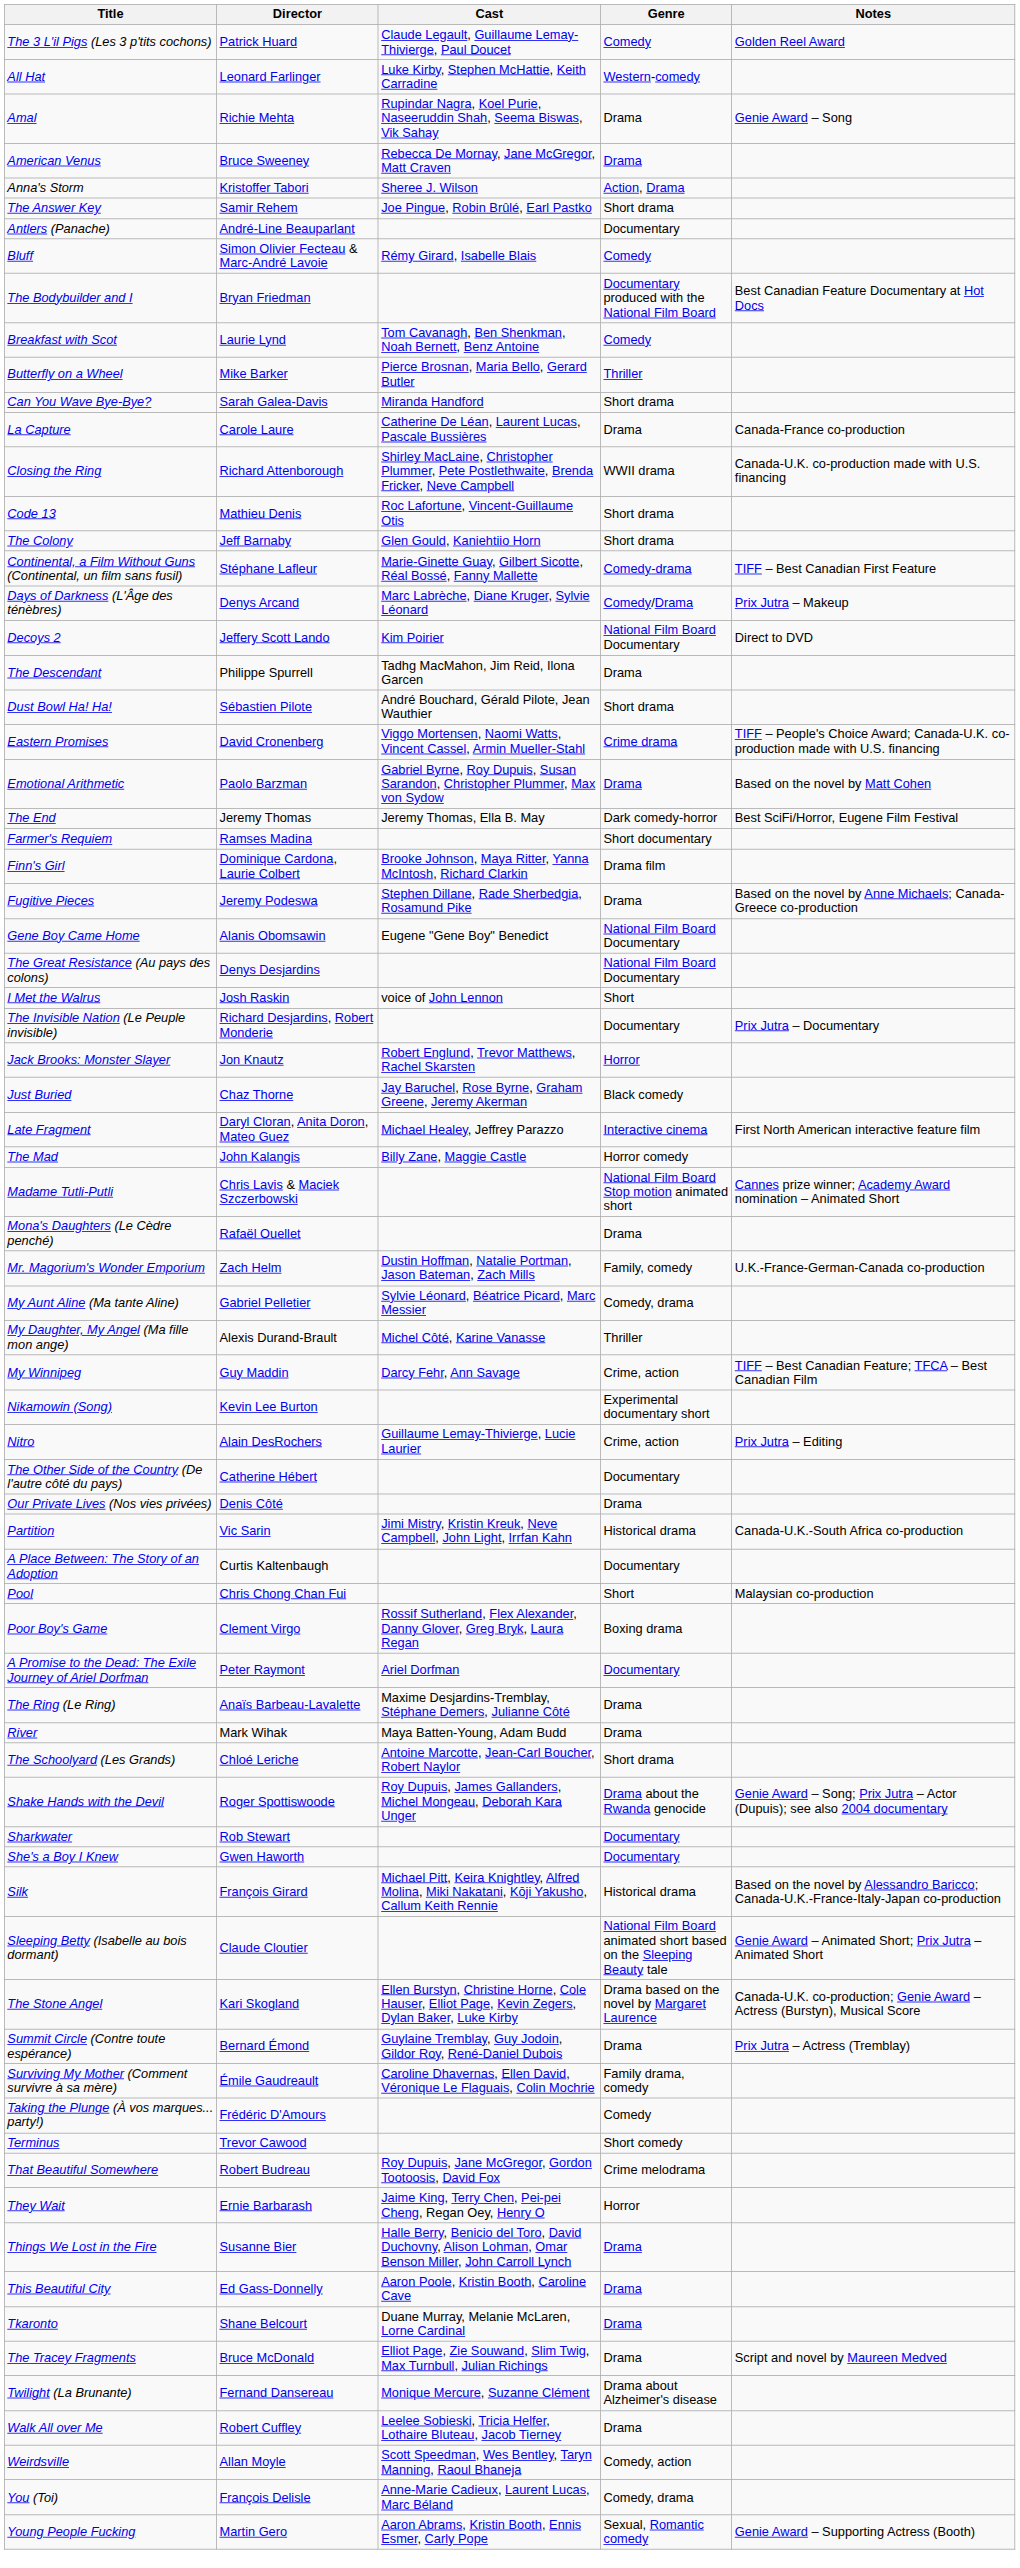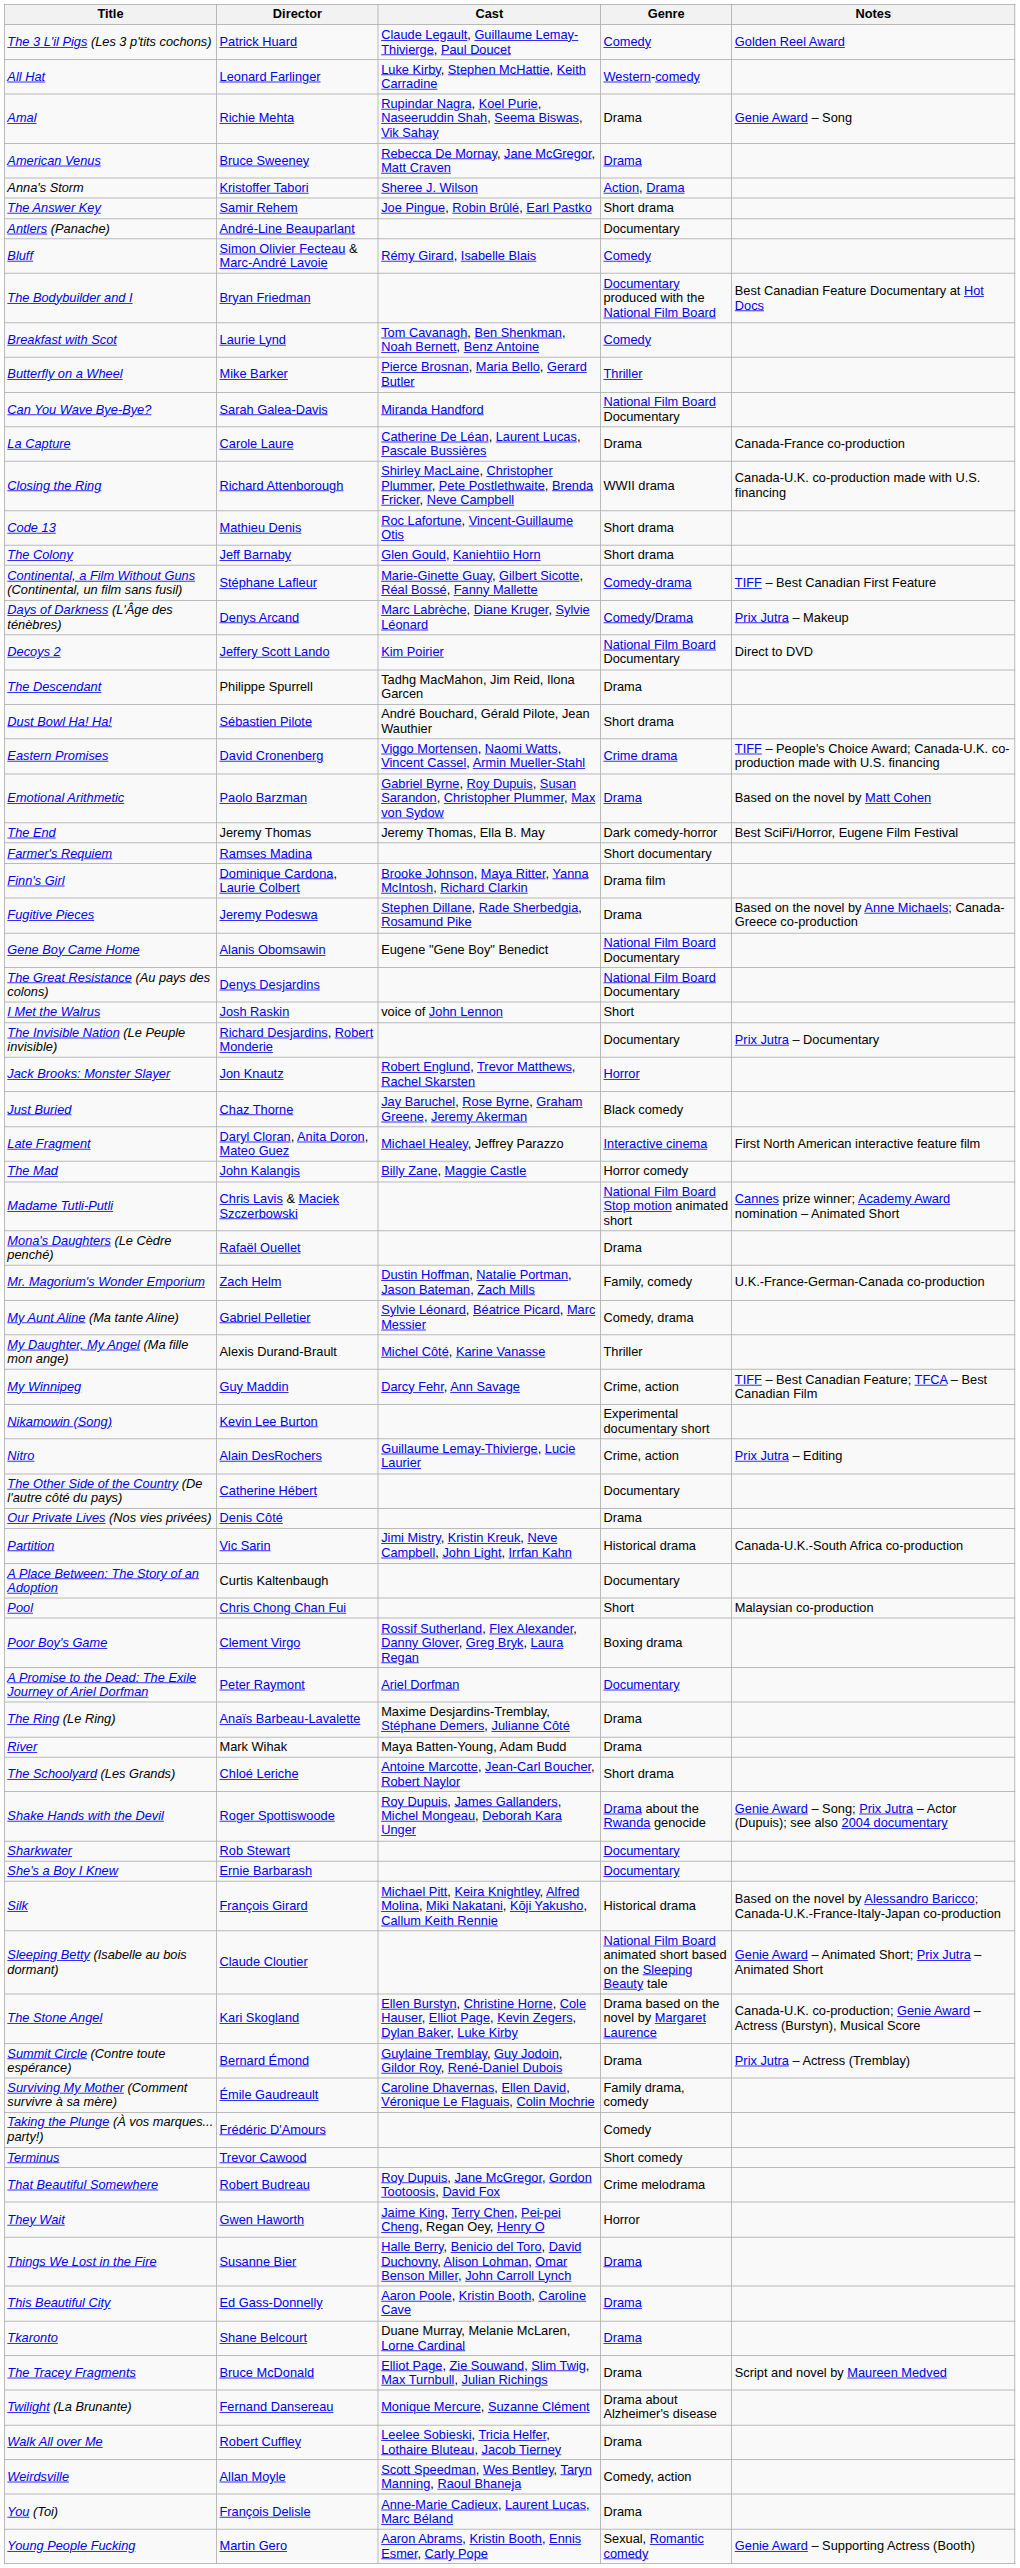(639, 402) Short drama -> (660, 409) National Film Board Documentary
(262, 1857) Gwen Haworth -> (266, 1871) Ernie Barbarash
(266, 2205) Ernie Barbarash -> (262, 2219) Gwen Haworth
(649, 2497) Comedy, drama -> (623, 2511) Drama
